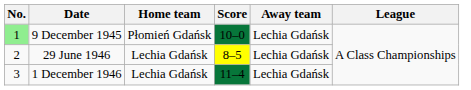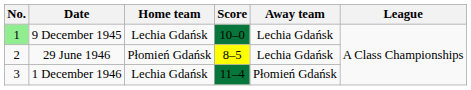(169, 34) Płomień Gdańsk -> (169, 34) Lechia Gdańsk
(169, 54) Lechia Gdańsk -> (169, 54) Płomień Gdańsk
(291, 74) Lechia Gdańsk -> (295, 74) Płomień Gdańsk
